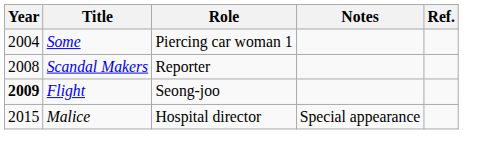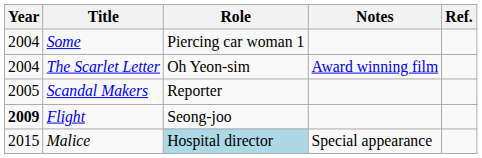+ row: (103, 66)
(24, 66) 2008 -> (24, 91) 2005
(208, 116) no background -> (220, 141) lightblue background
